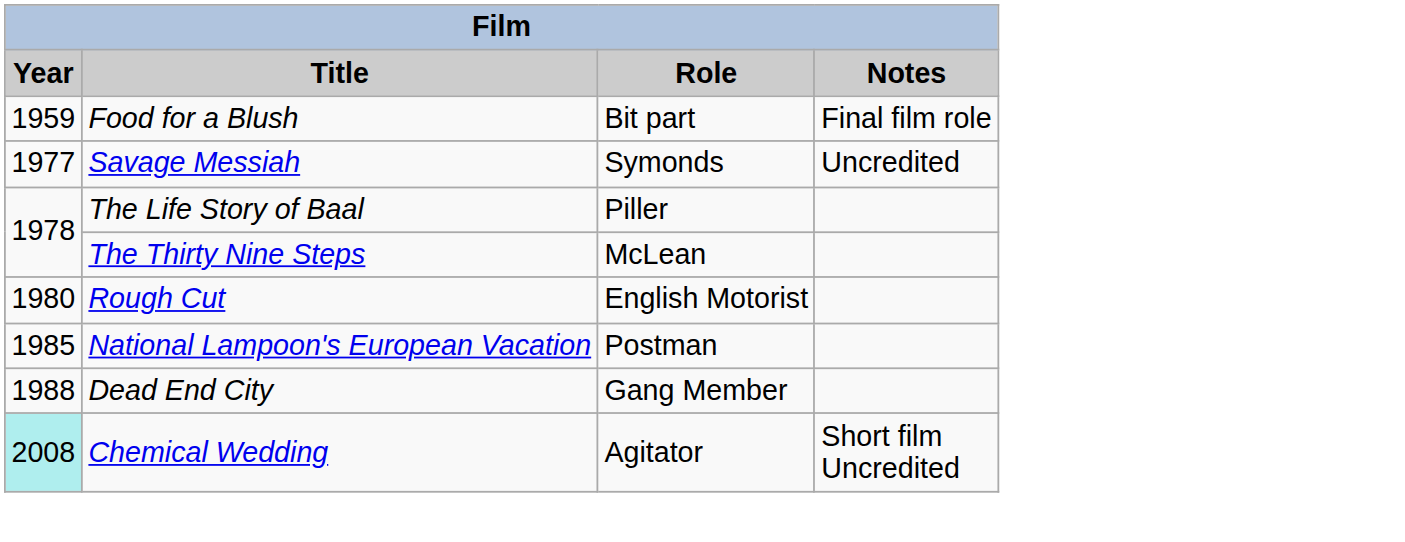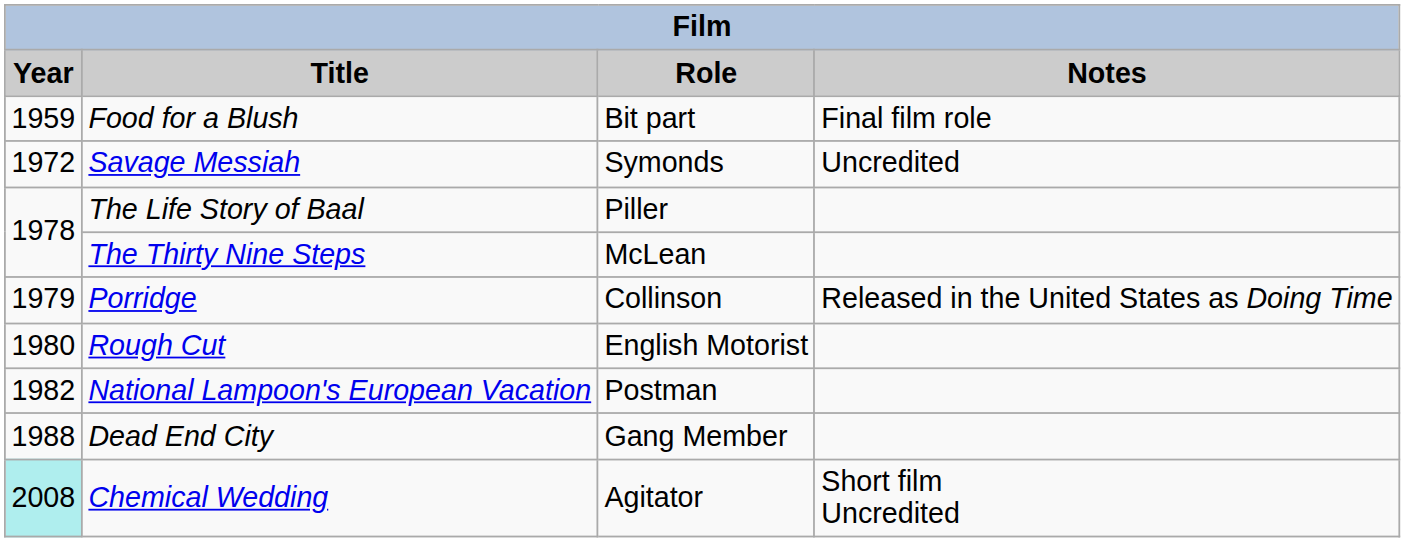(43, 163) 1977 -> (43, 163) 1972
+ row: (143, 299)
(43, 345) 1985 -> (43, 390) 1982
